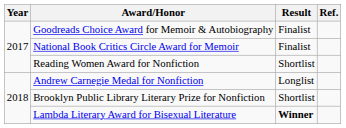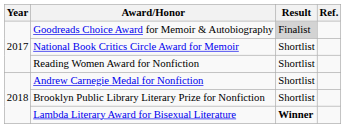(294, 30) no background -> (294, 30) lightgrey background
(294, 47) Finalist -> (296, 47) Shortlist
(296, 81) Longlist -> (296, 81) Shortlist
